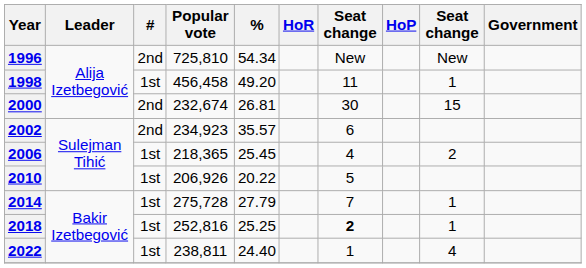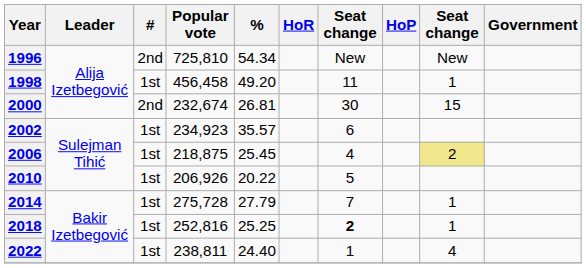(150, 130) 2nd -> (150, 130) 1st
(200, 154) 218,365 -> (200, 154) 218,875
(452, 154) no background -> (452, 154) khaki background
